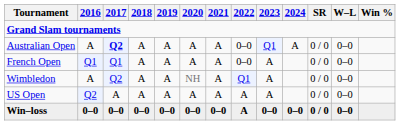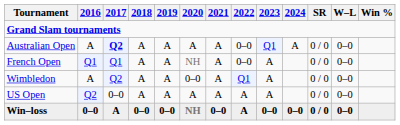(193, 62) A -> (193, 62) NH
(193, 78) NH -> (193, 78) 0–0
(116, 95) A -> (116, 95) 0–0
(116, 111) 0–0 -> (116, 111) A
(193, 111) 0–0 -> (193, 111) NH
